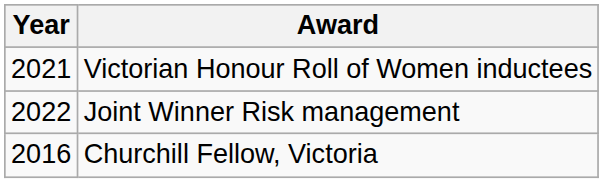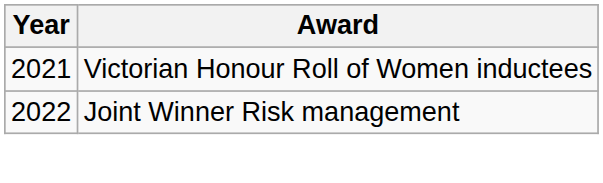- row: (231, 154)
